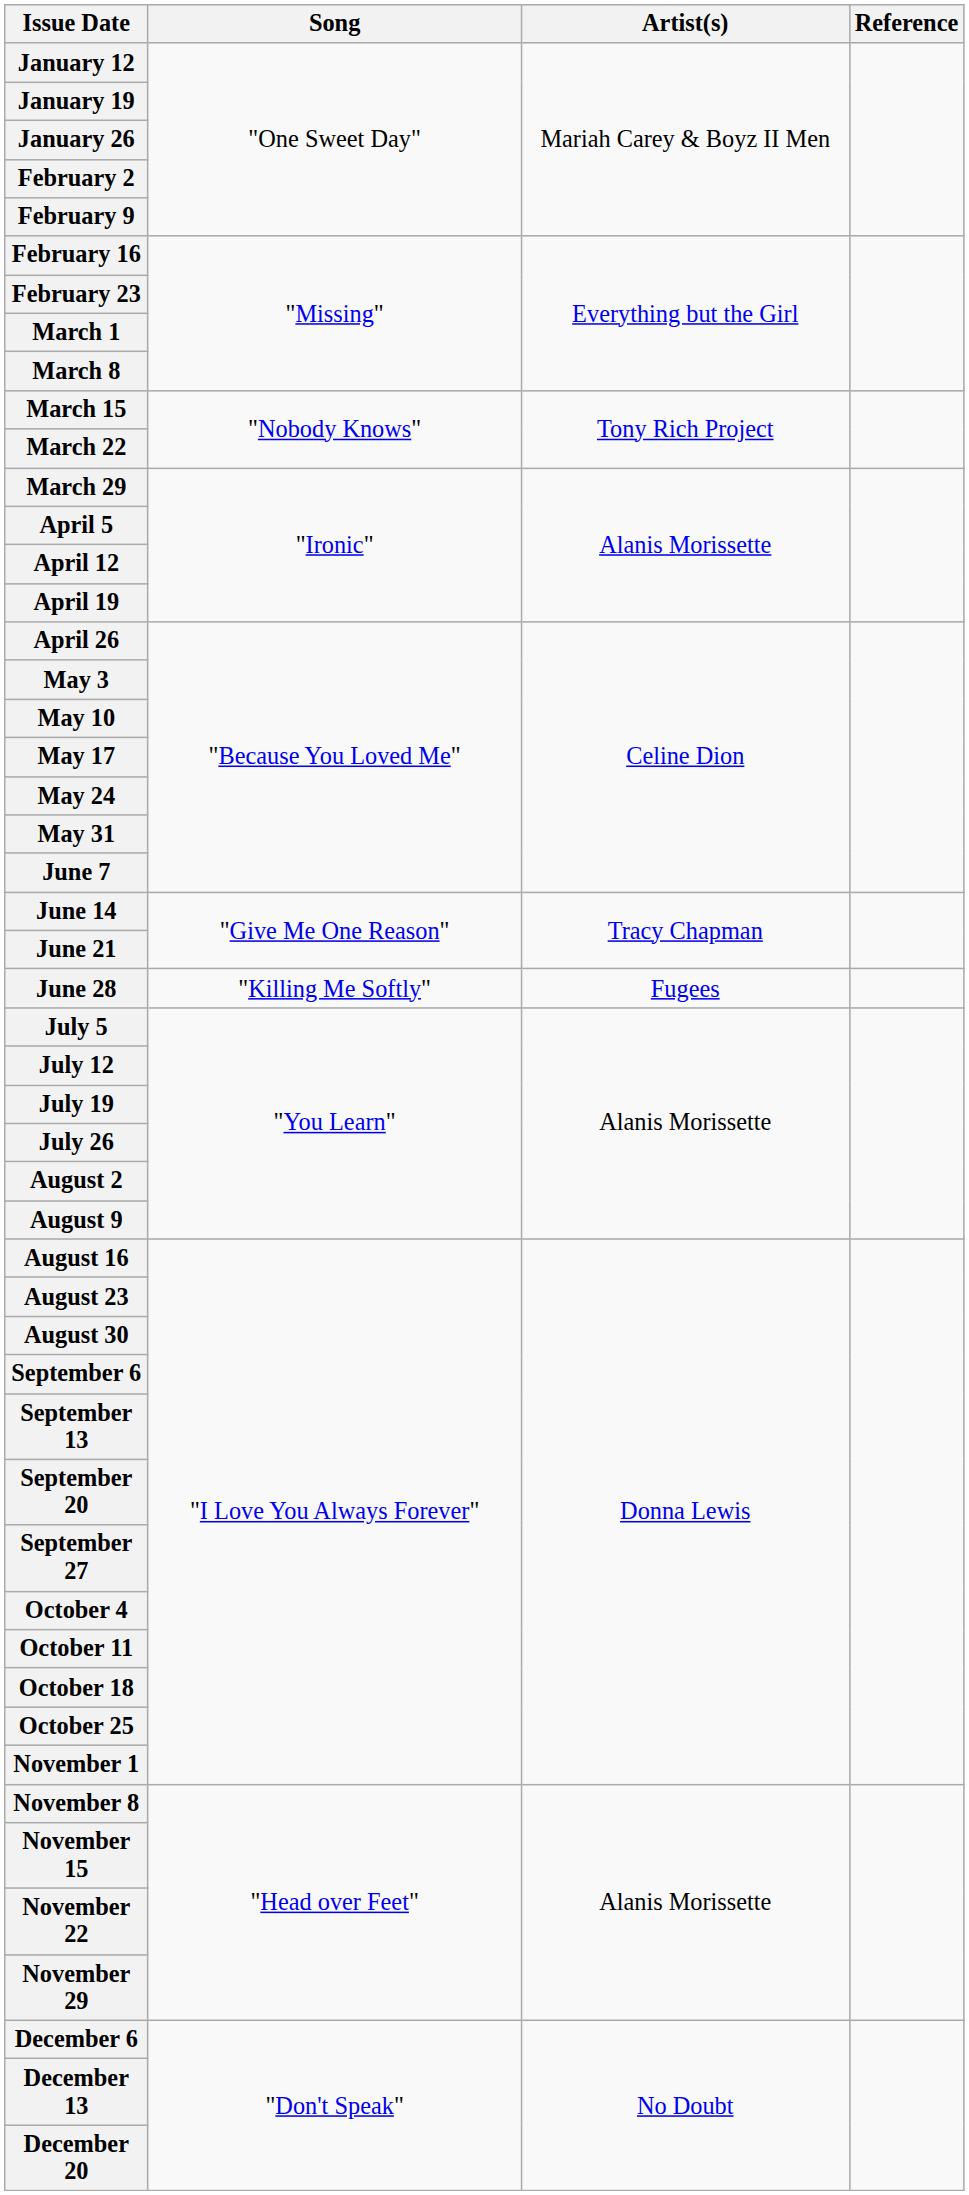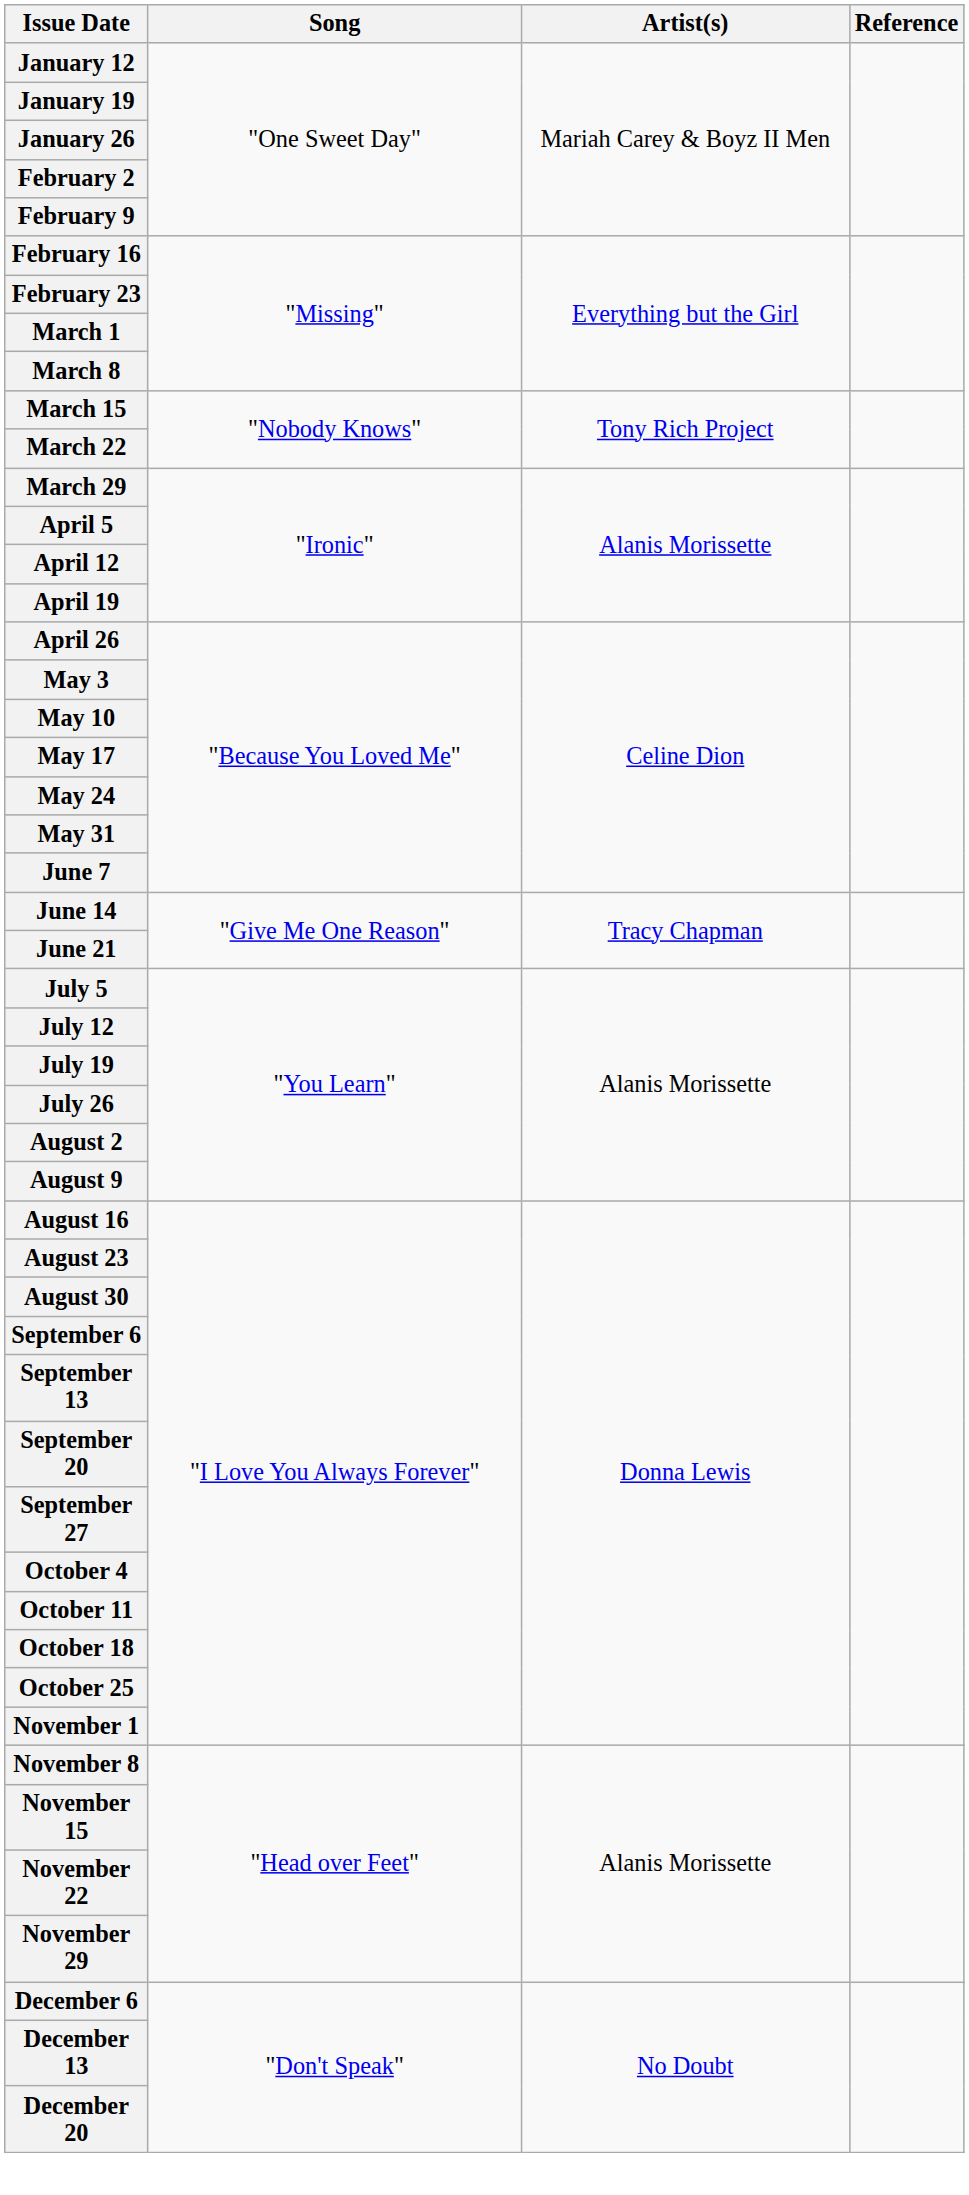- row: (76, 988)
